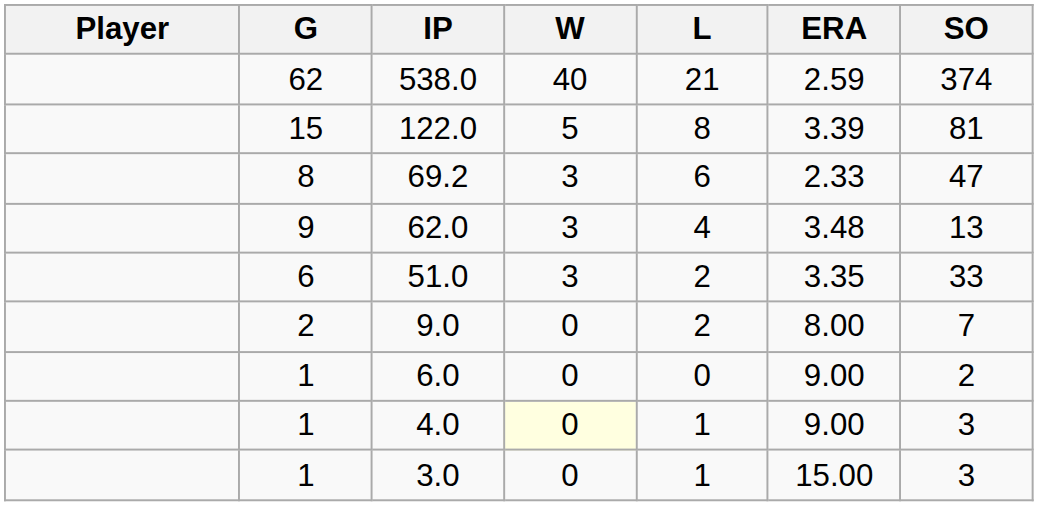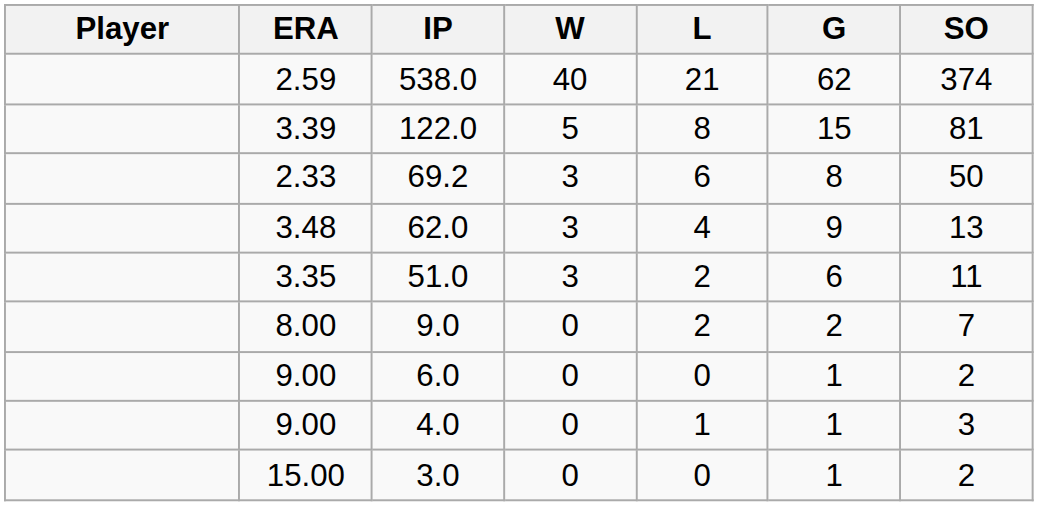columns swapped: (306, 29) <-> (834, 29)
(966, 177) 47 -> (966, 177) 50
(966, 276) 33 -> (966, 276) 11
(570, 425) lightyellow background -> (570, 425) no background
(702, 474) 1 -> (702, 474) 0
(966, 474) 3 -> (966, 474) 2
